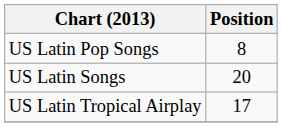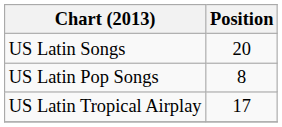rows swapped: (67, 77) <-> (84, 48)
